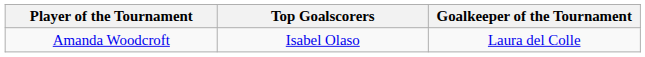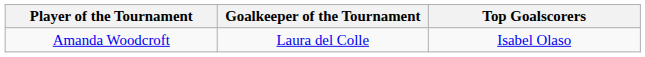columns swapped: (323, 16) <-> (534, 16)
